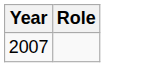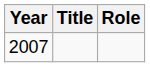+ column: (75, 18)
